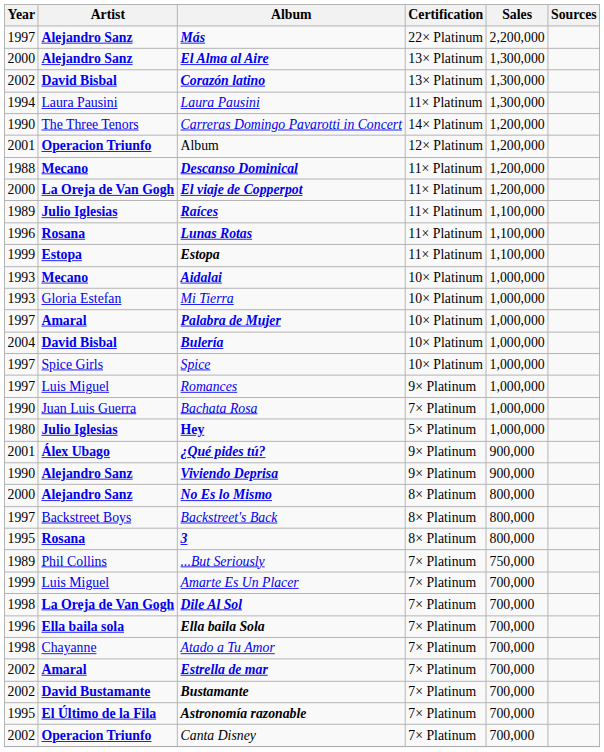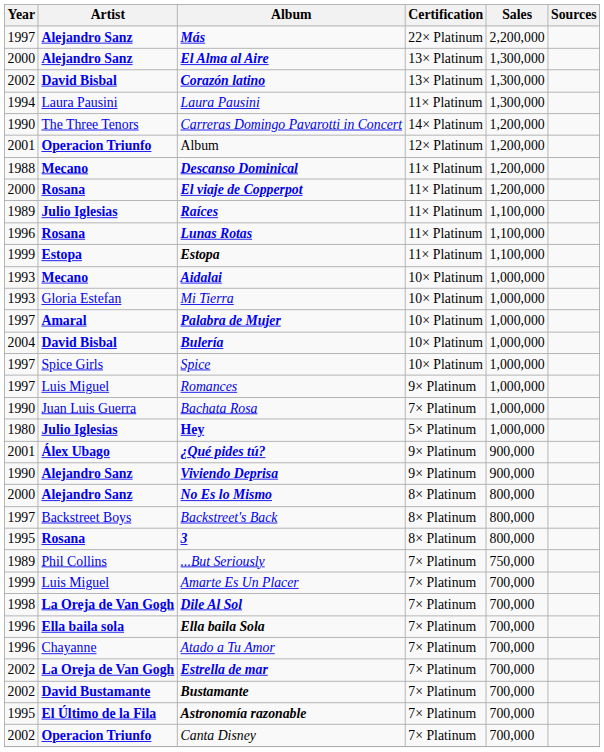(108, 189) La Oreja de Van Gogh -> (63, 189) Rosana
(21, 648) 1998 -> (21, 648) 1996
(64, 670) Amaral -> (108, 670) La Oreja de Van Gogh
